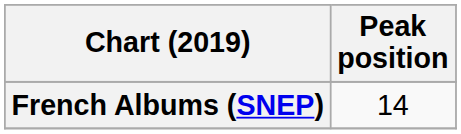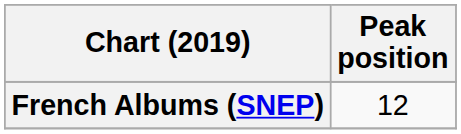(393, 104) 14 -> (393, 104) 12
